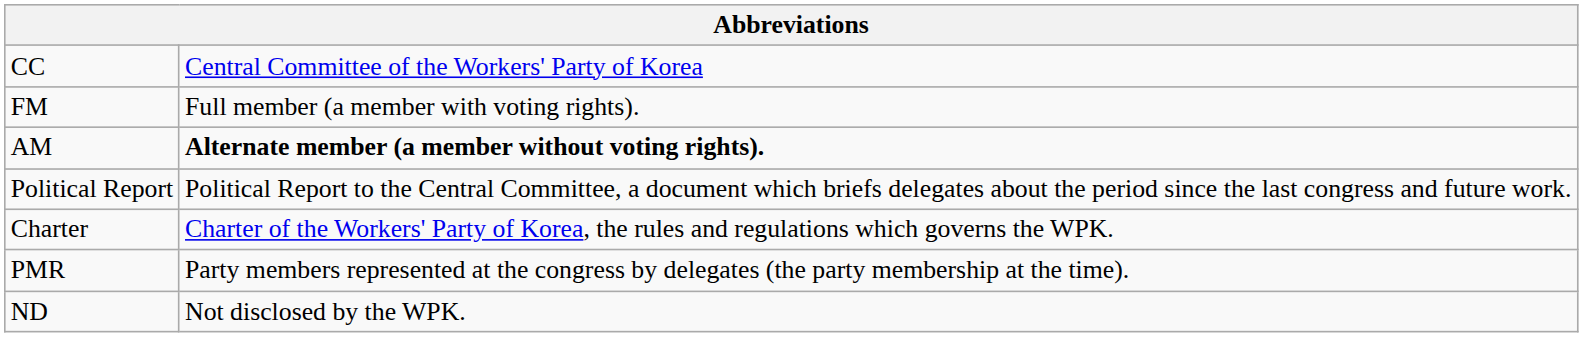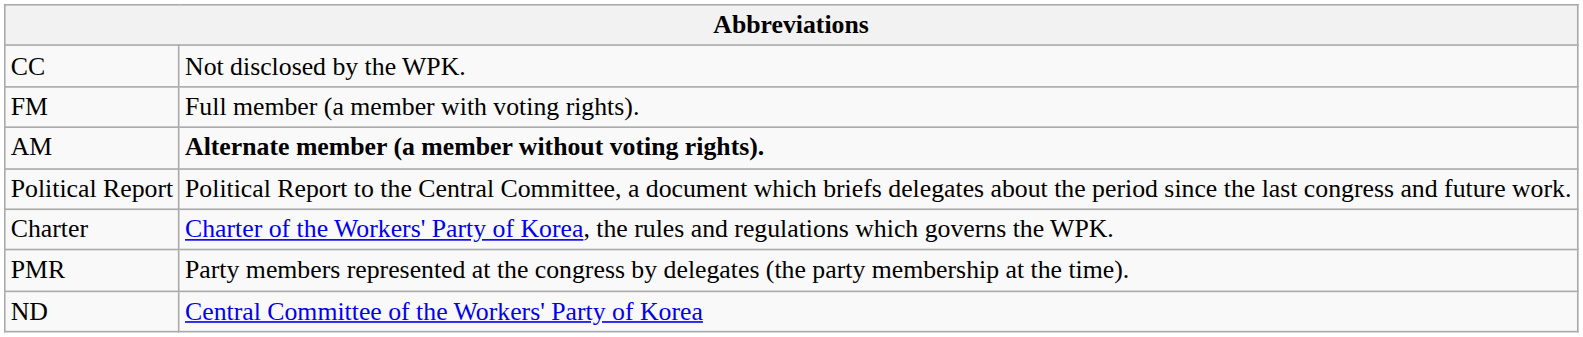(444, 65) Central Committee of the Workers' Party of Korea -> (325, 65) Not disclosed by the WPK.
(325, 310) Not disclosed by the WPK. -> (444, 310) Central Committee of the Workers' Party of Korea
